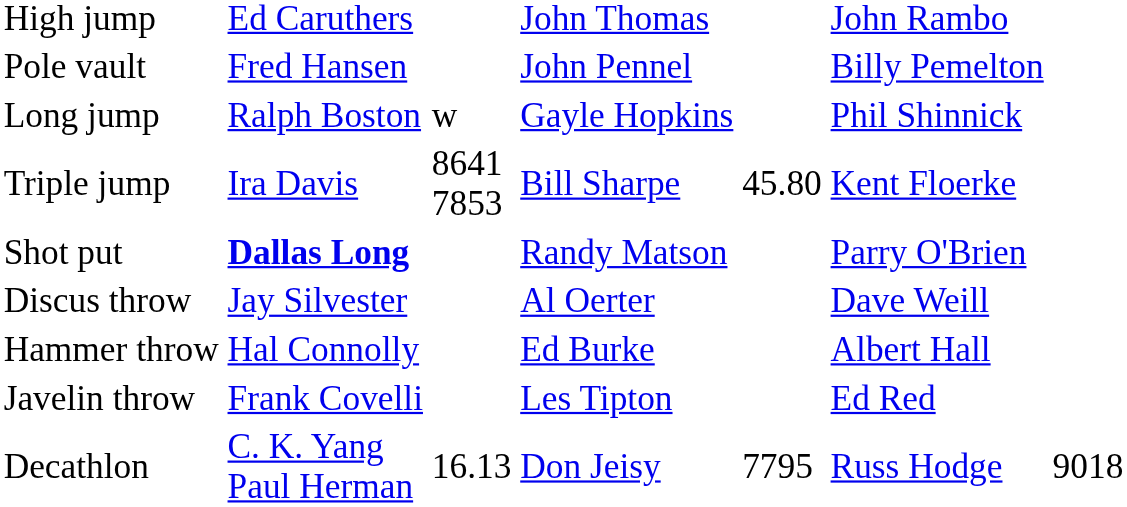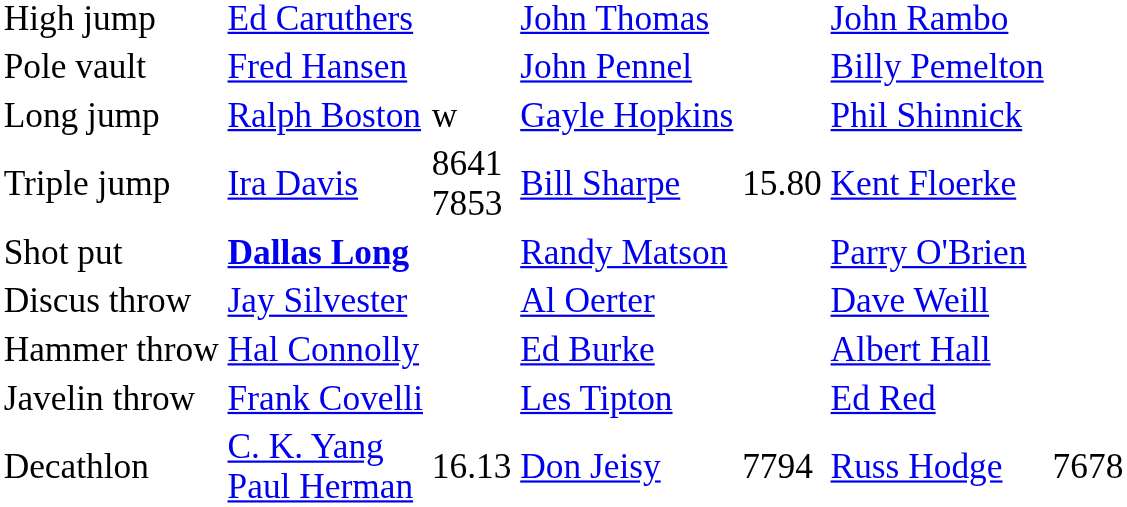(782, 183) 45.80 -> (782, 183) 15.80
(778, 466) 7795 -> (778, 466) 7794
(1088, 466) 9018 -> (1088, 466) 7678
